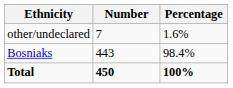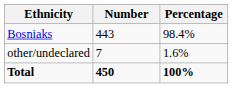rows swapped: (30, 53) <-> (49, 33)
